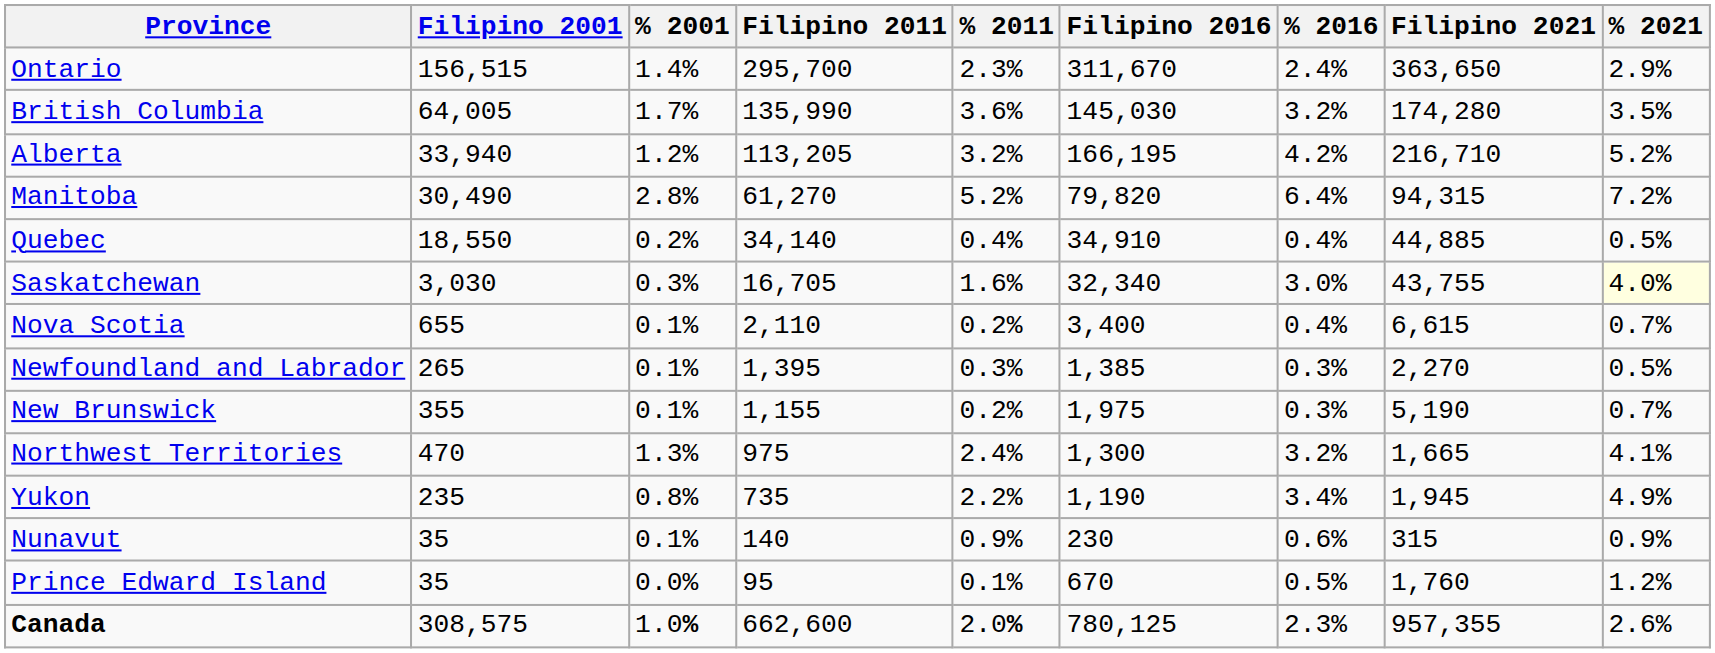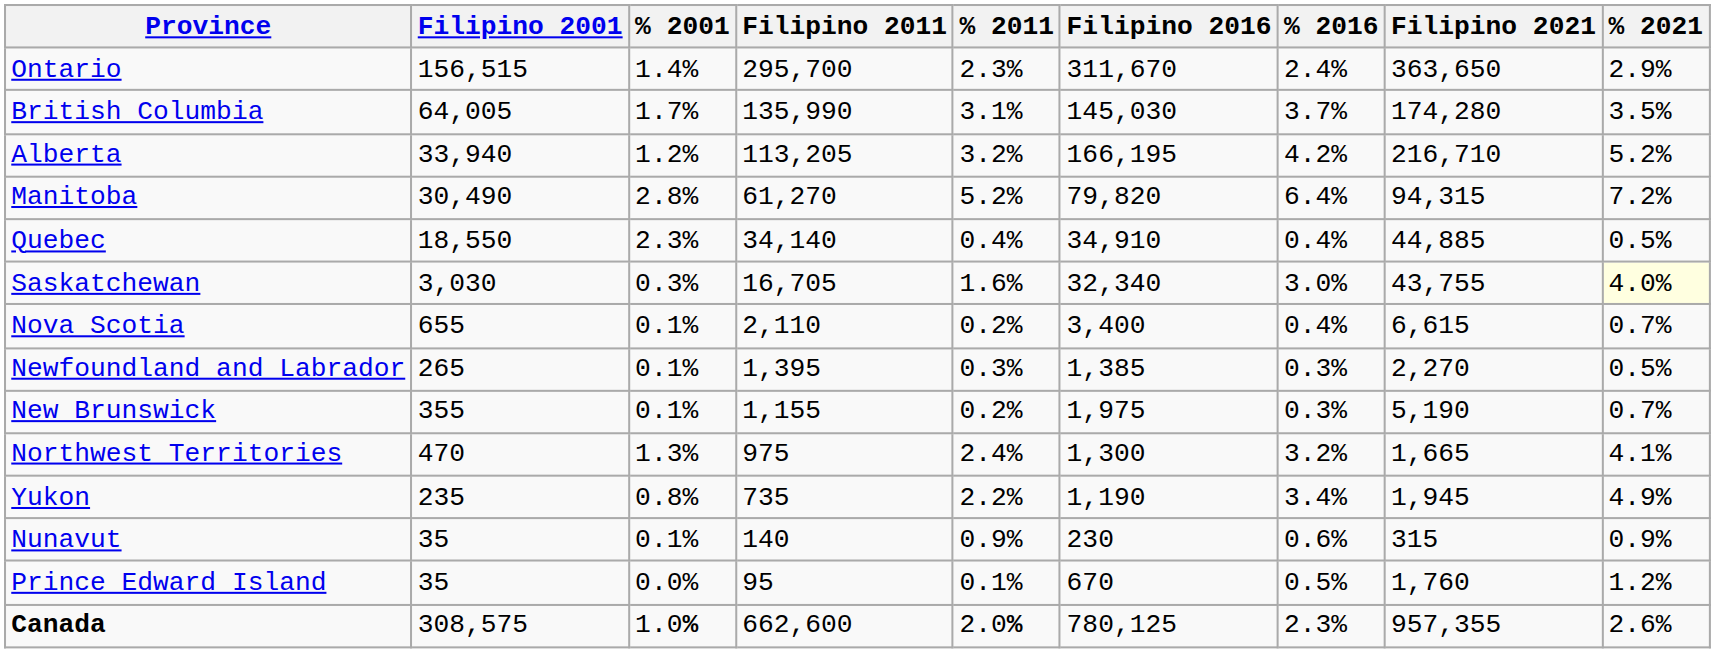(991, 112) 3.6% -> (991, 112) 3.1%
(1316, 112) 3.2% -> (1316, 112) 3.7%
(667, 240) 0.2% -> (667, 240) 2.3%
